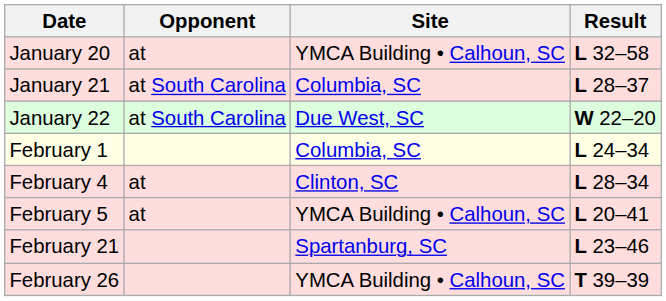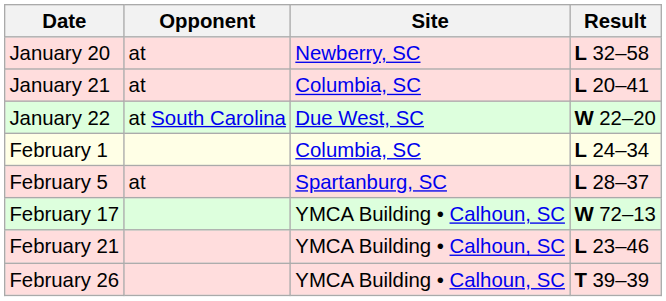(430, 53) YMCA Building • Calhoun, SC -> (358, 53) Newberry, SC
(207, 85) at South Carolina -> (137, 85) at
(612, 85) L 28–37 -> (612, 85) L 20–41
- row: (59, 182)
(430, 214) YMCA Building • Calhoun, SC -> (371, 182) Spartanburg, SC
(612, 214) L 20–41 -> (612, 182) L 28–37
+ row: (64, 214)
(371, 247) Spartanburg, SC -> (430, 247) YMCA Building • Calhoun, SC
